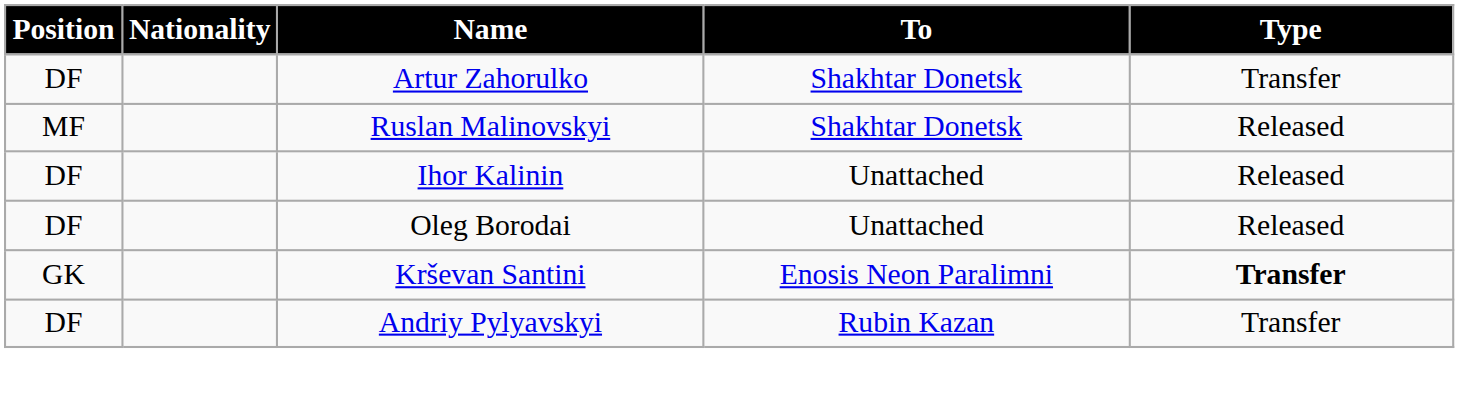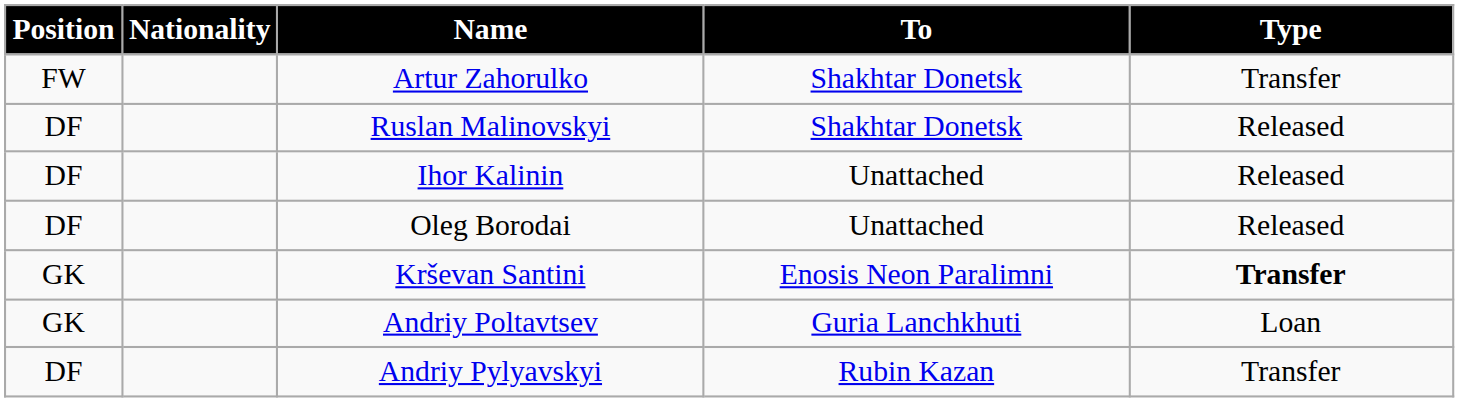(63, 78) DF -> (63, 78) FW
(63, 127) MF -> (63, 127) DF
+ row: (490, 322)
